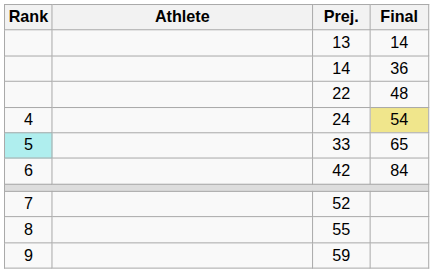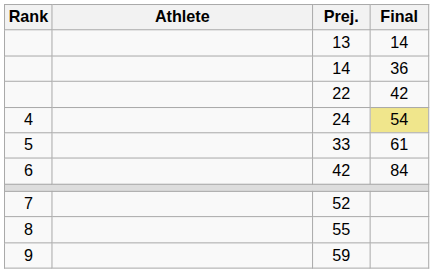(399, 94) 48 -> (399, 94) 42
(28, 145) paleturquoise background -> (28, 145) no background
(399, 145) 65 -> (399, 145) 61
